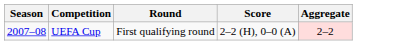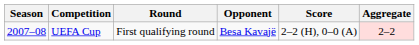+ column: (248, 13)
